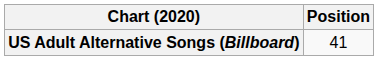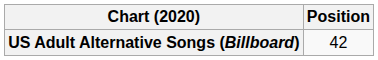(338, 42) 41 -> (338, 42) 42
